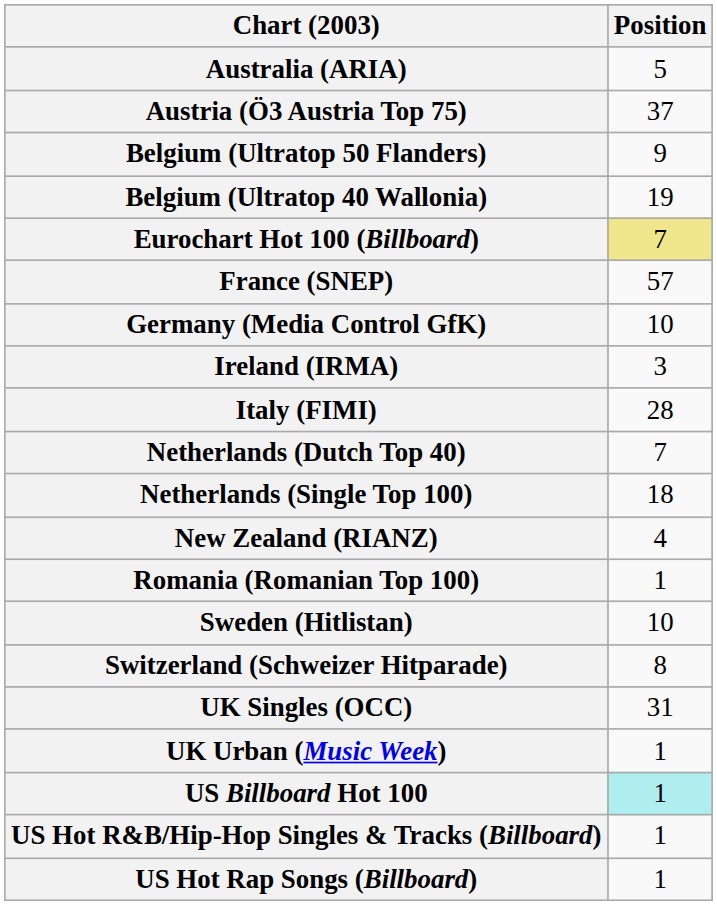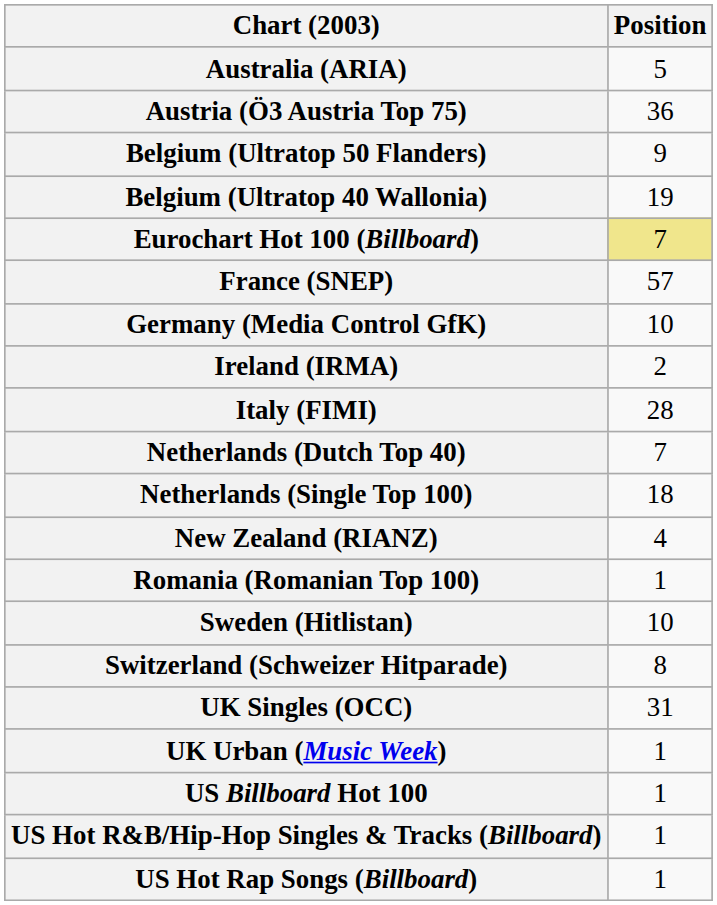(660, 111) 37 -> (660, 111) 36
(660, 366) 3 -> (660, 366) 2
(660, 793) paleturquoise background -> (660, 793) no background
